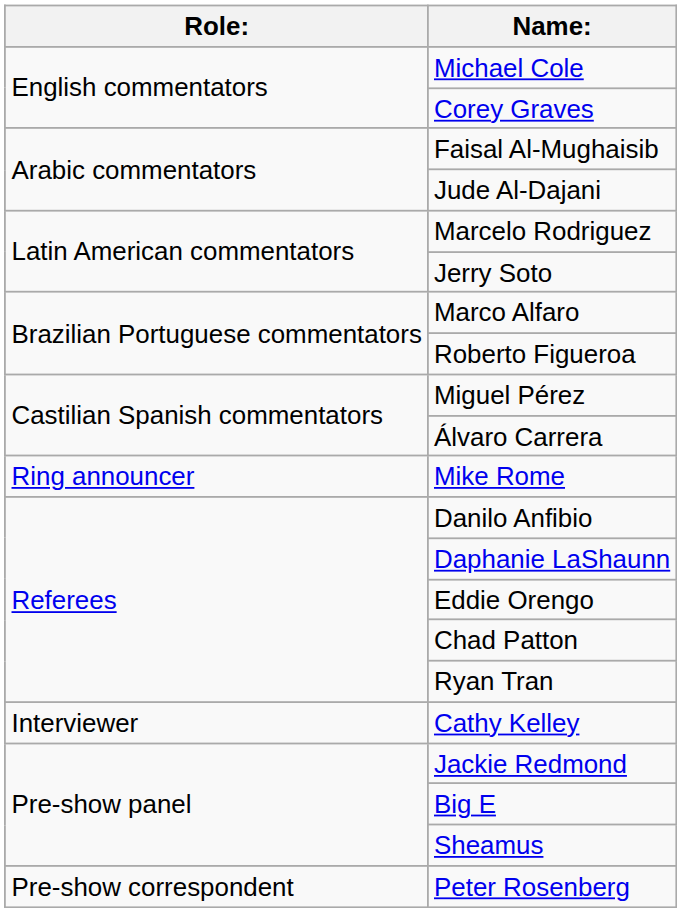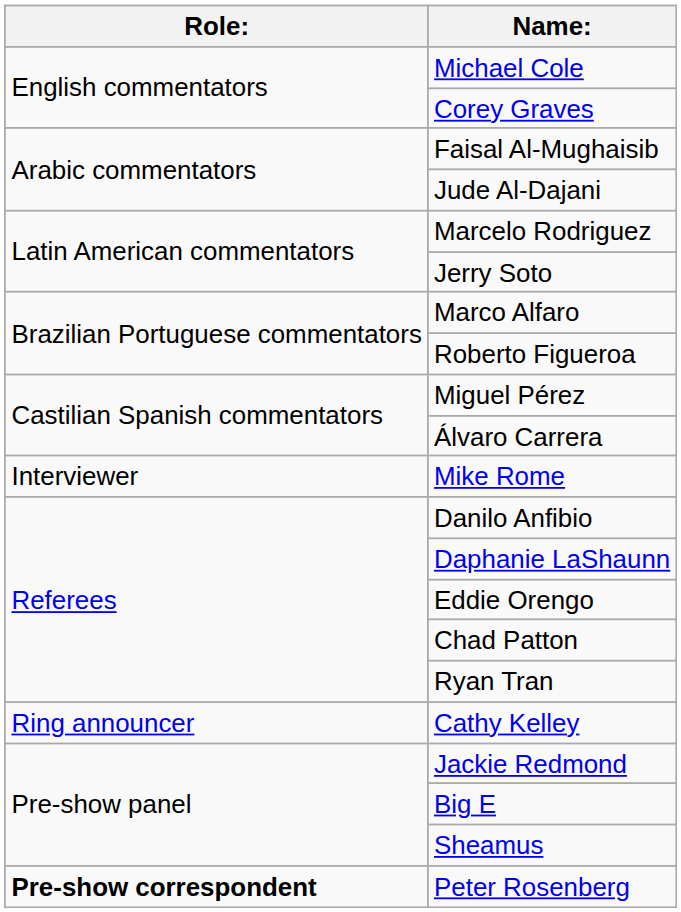(103, 477) Ring announcer -> (75, 477) Interviewer
(75, 722) Interviewer -> (103, 722) Ring announcer
(153, 886) normal -> (164, 886) bold
